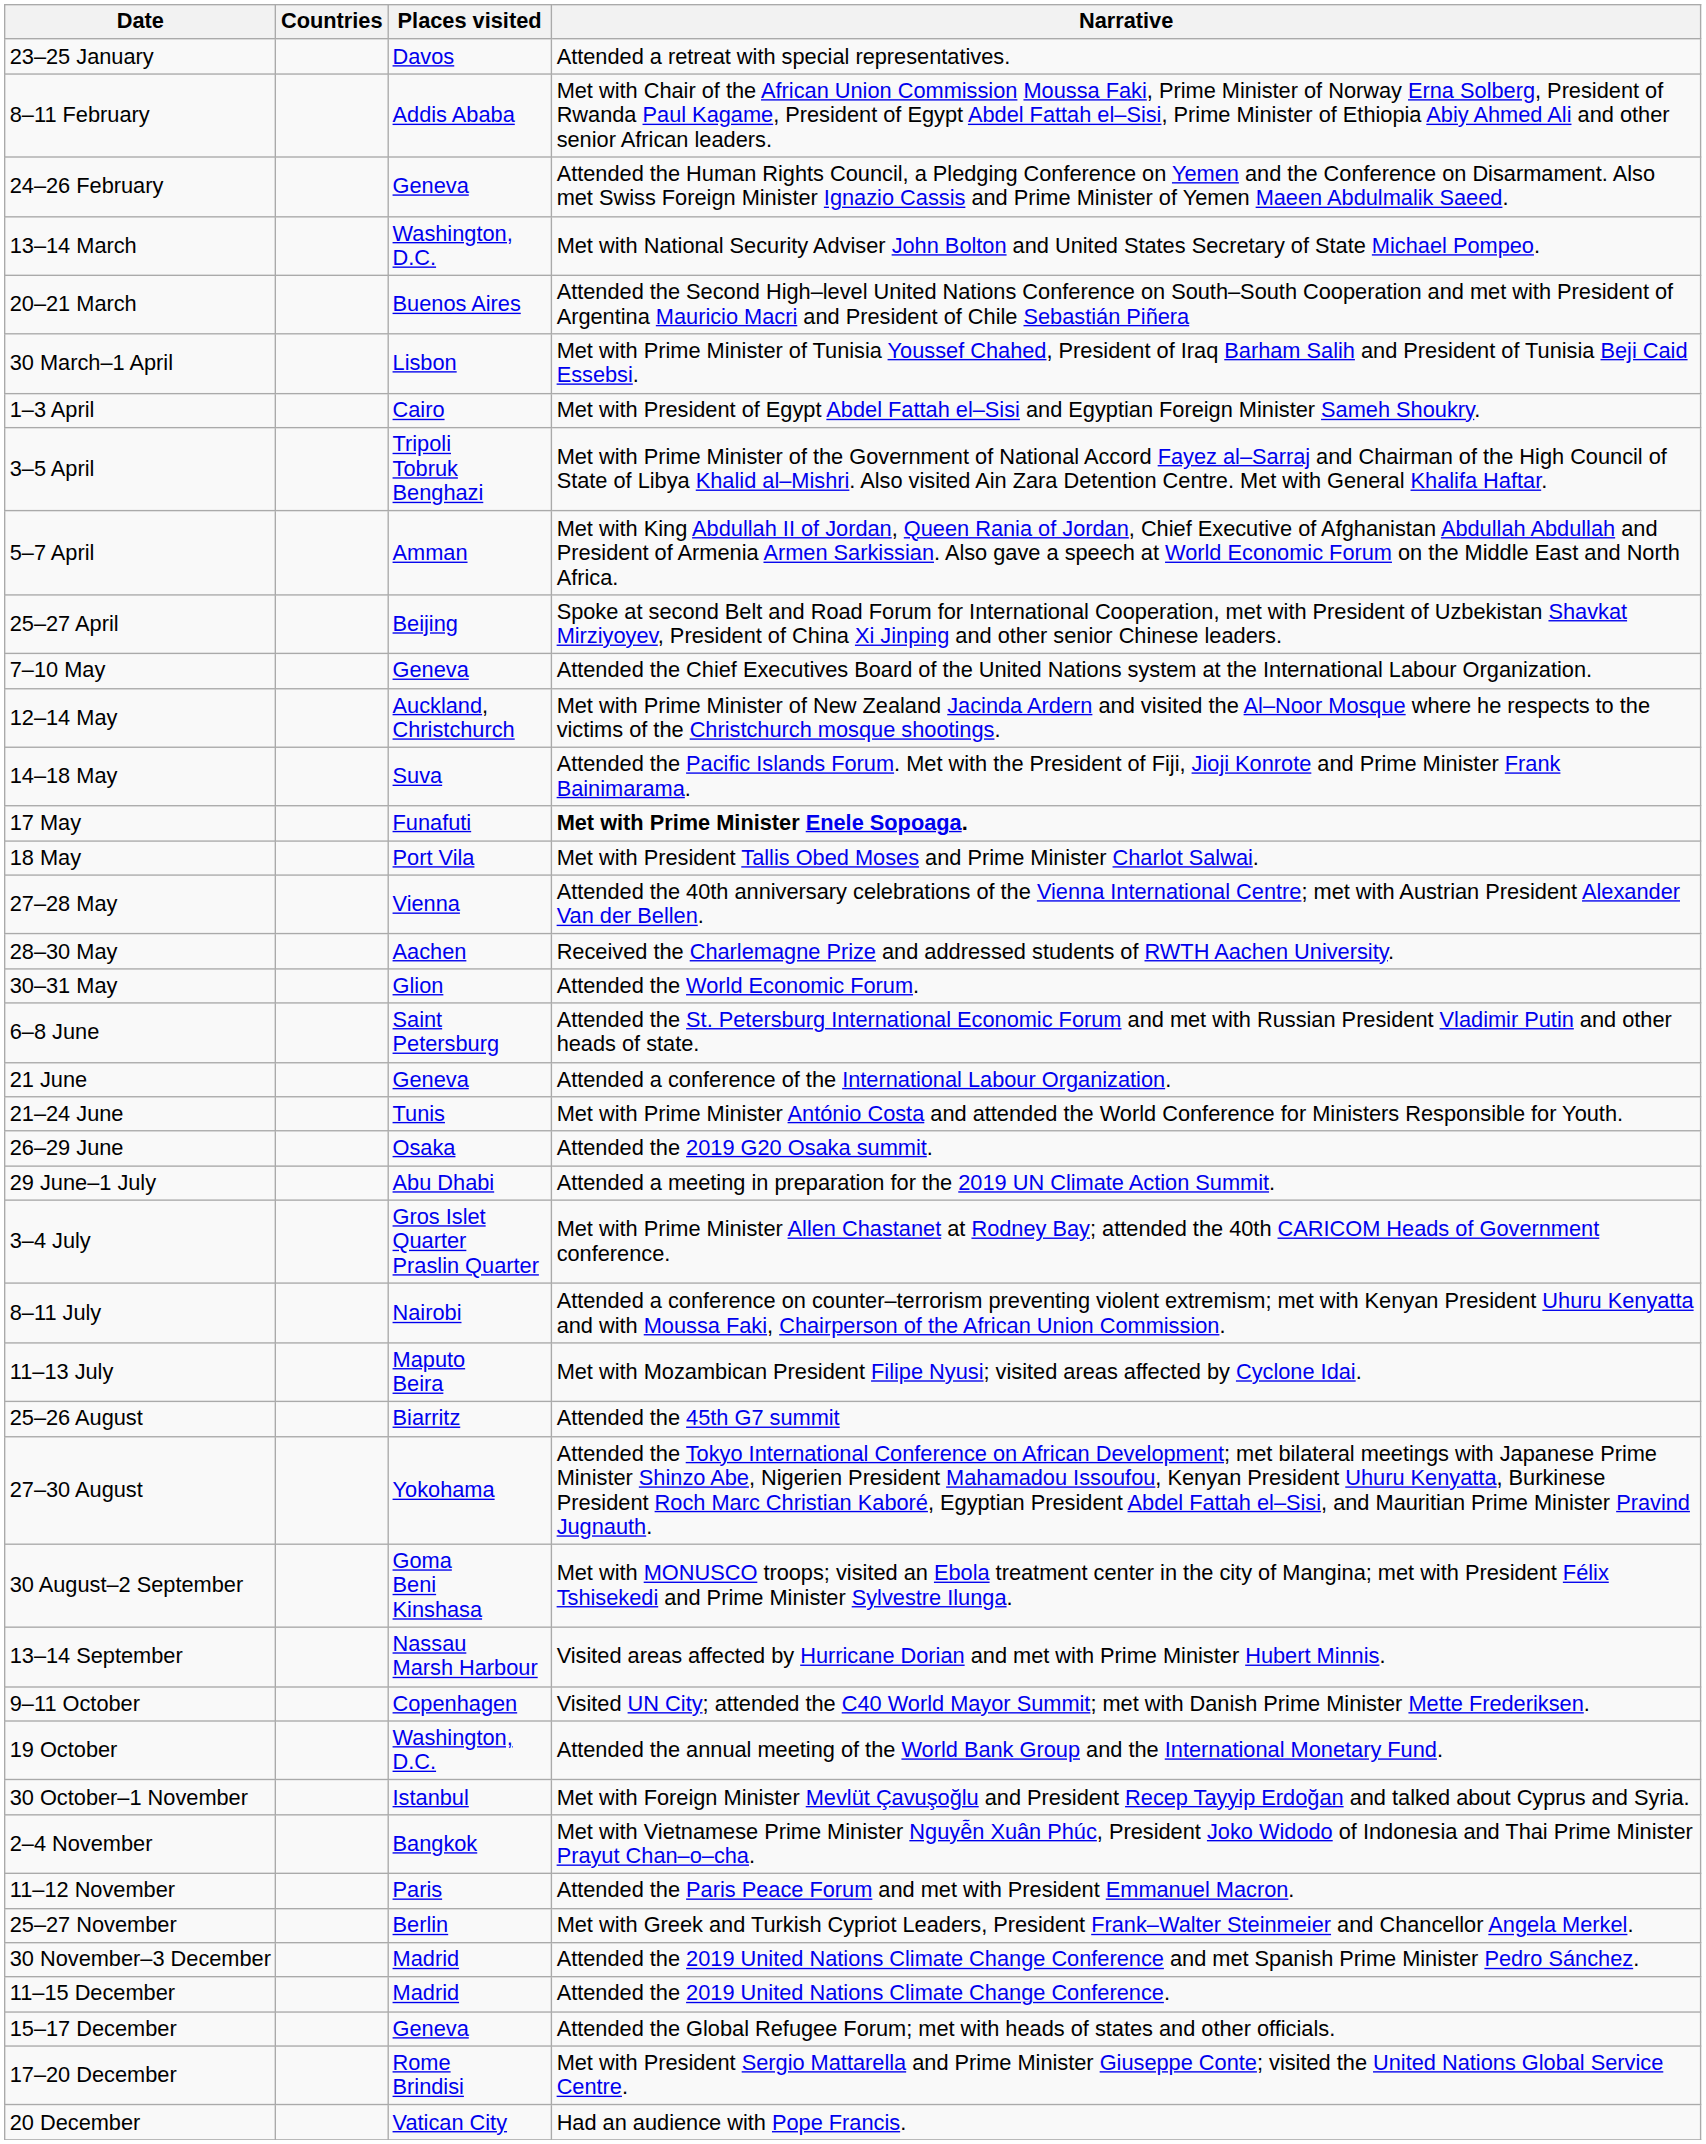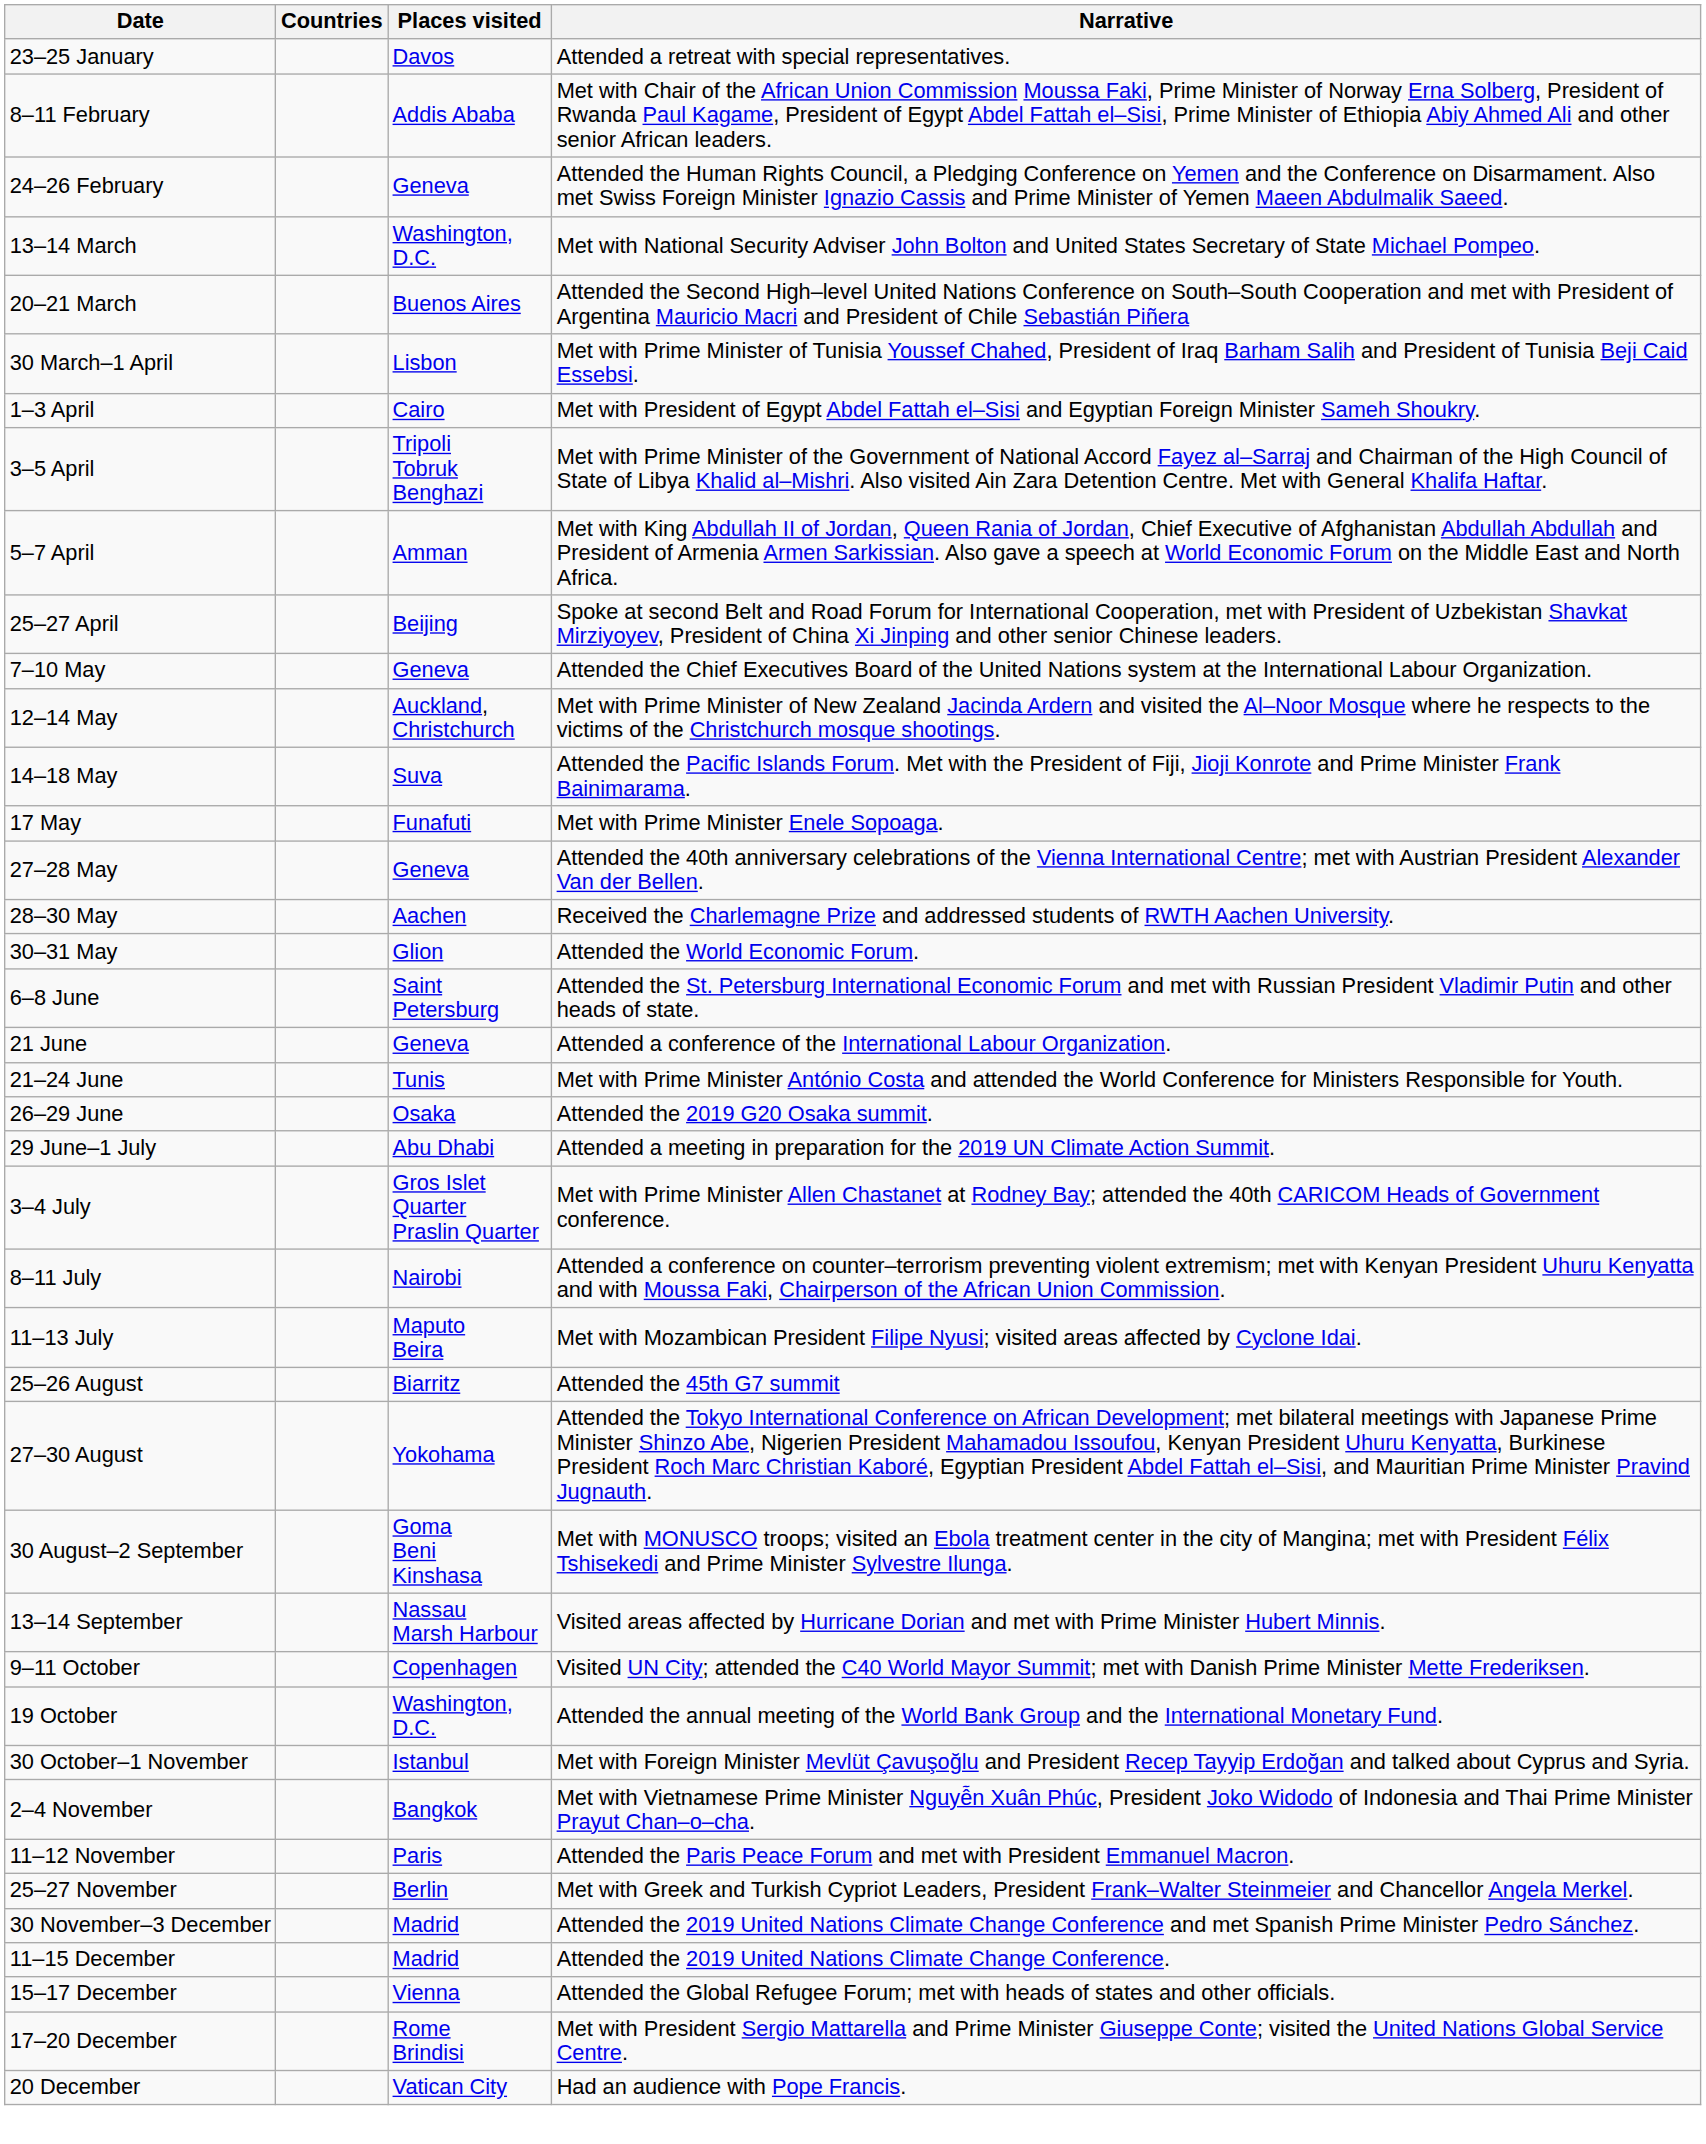(762, 823) bold -> (750, 823) normal
- row: (45, 857)
(426, 904) Vienna -> (431, 869) Geneva
(431, 2028) Geneva -> (426, 1994) Vienna
